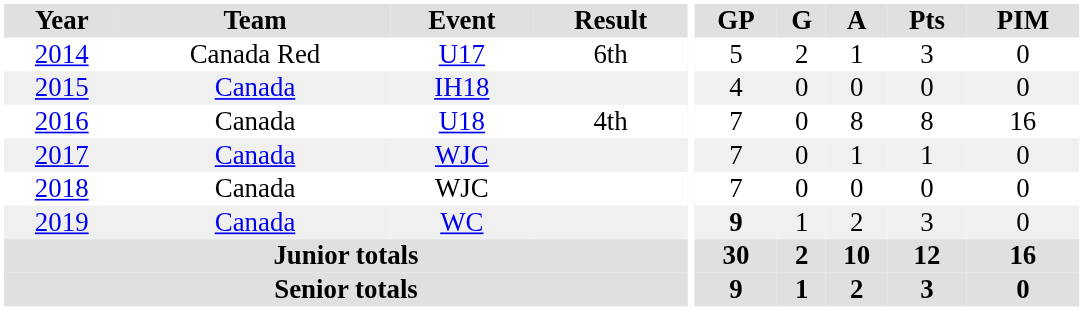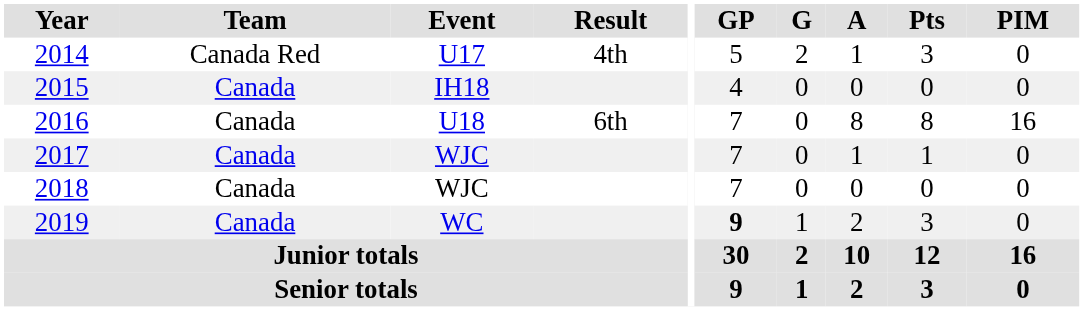(611, 54) 6th -> (611, 54) 4th
(611, 121) 4th -> (611, 121) 6th
